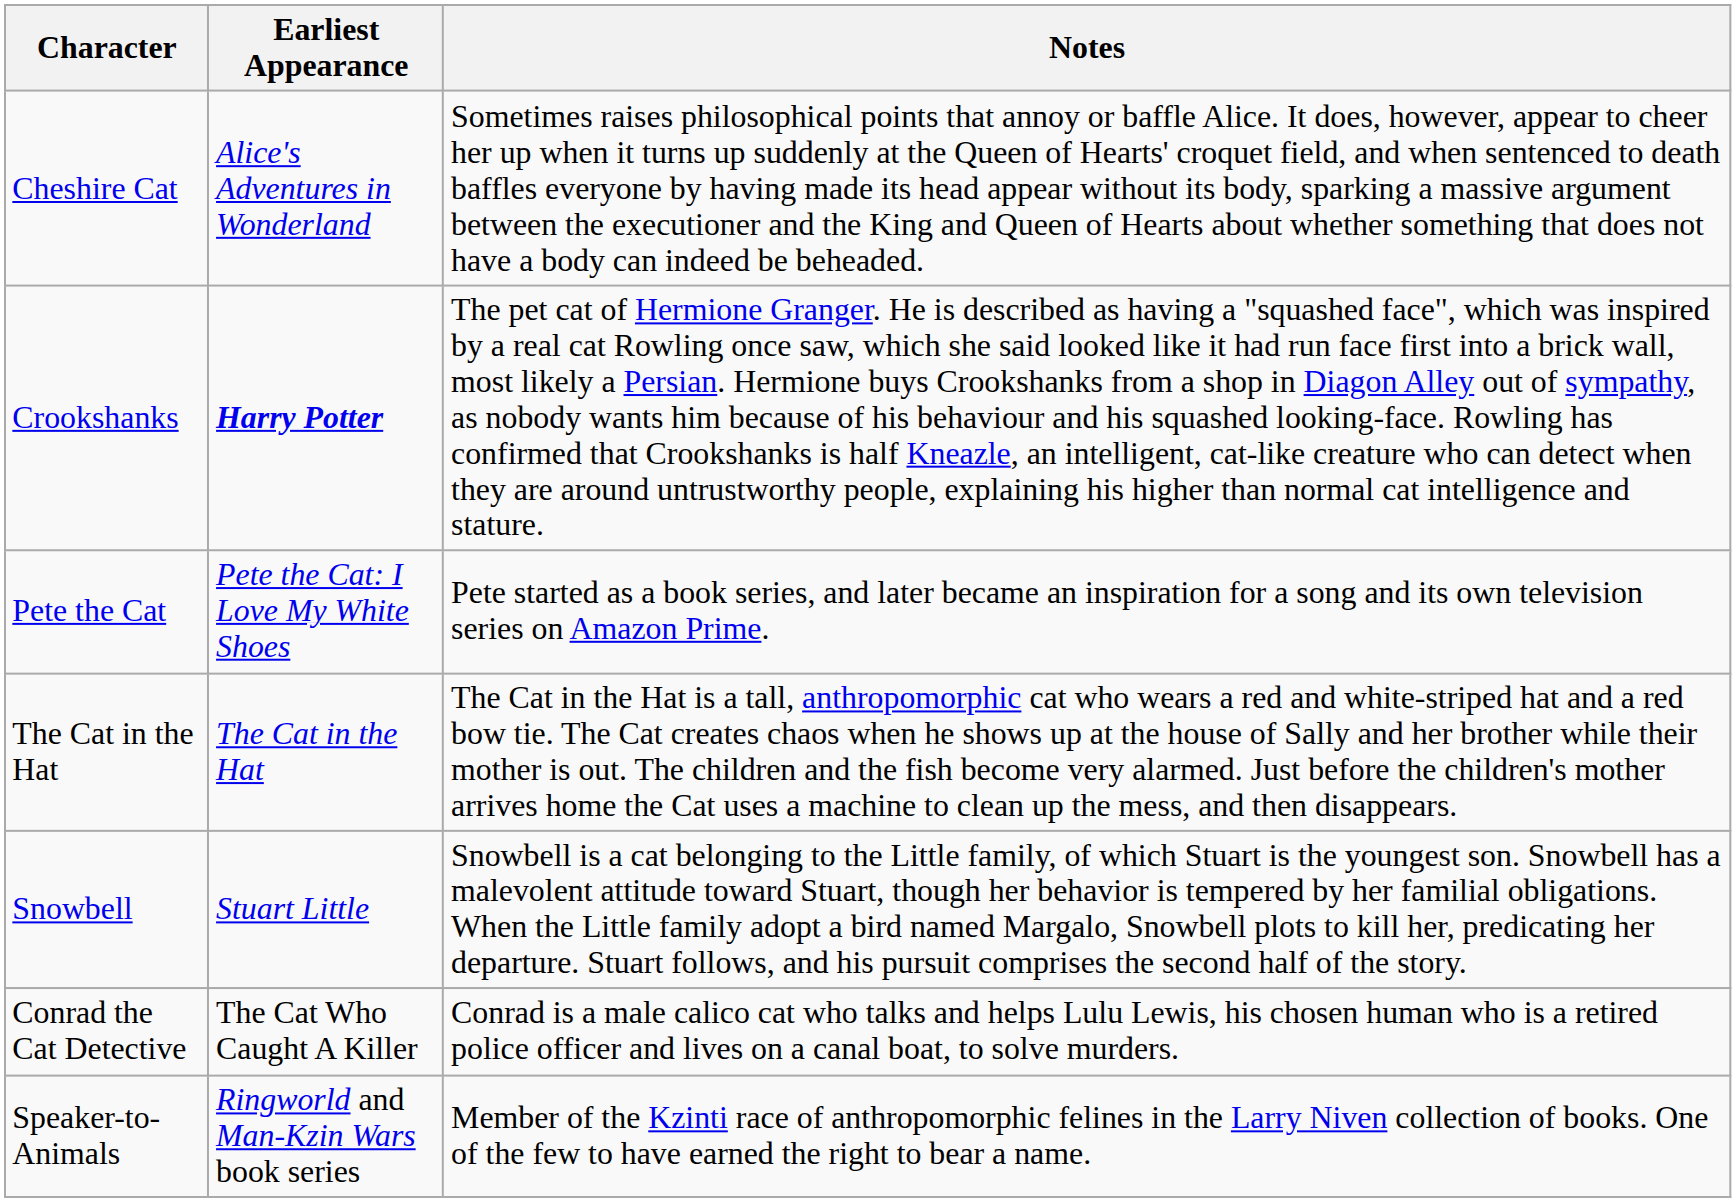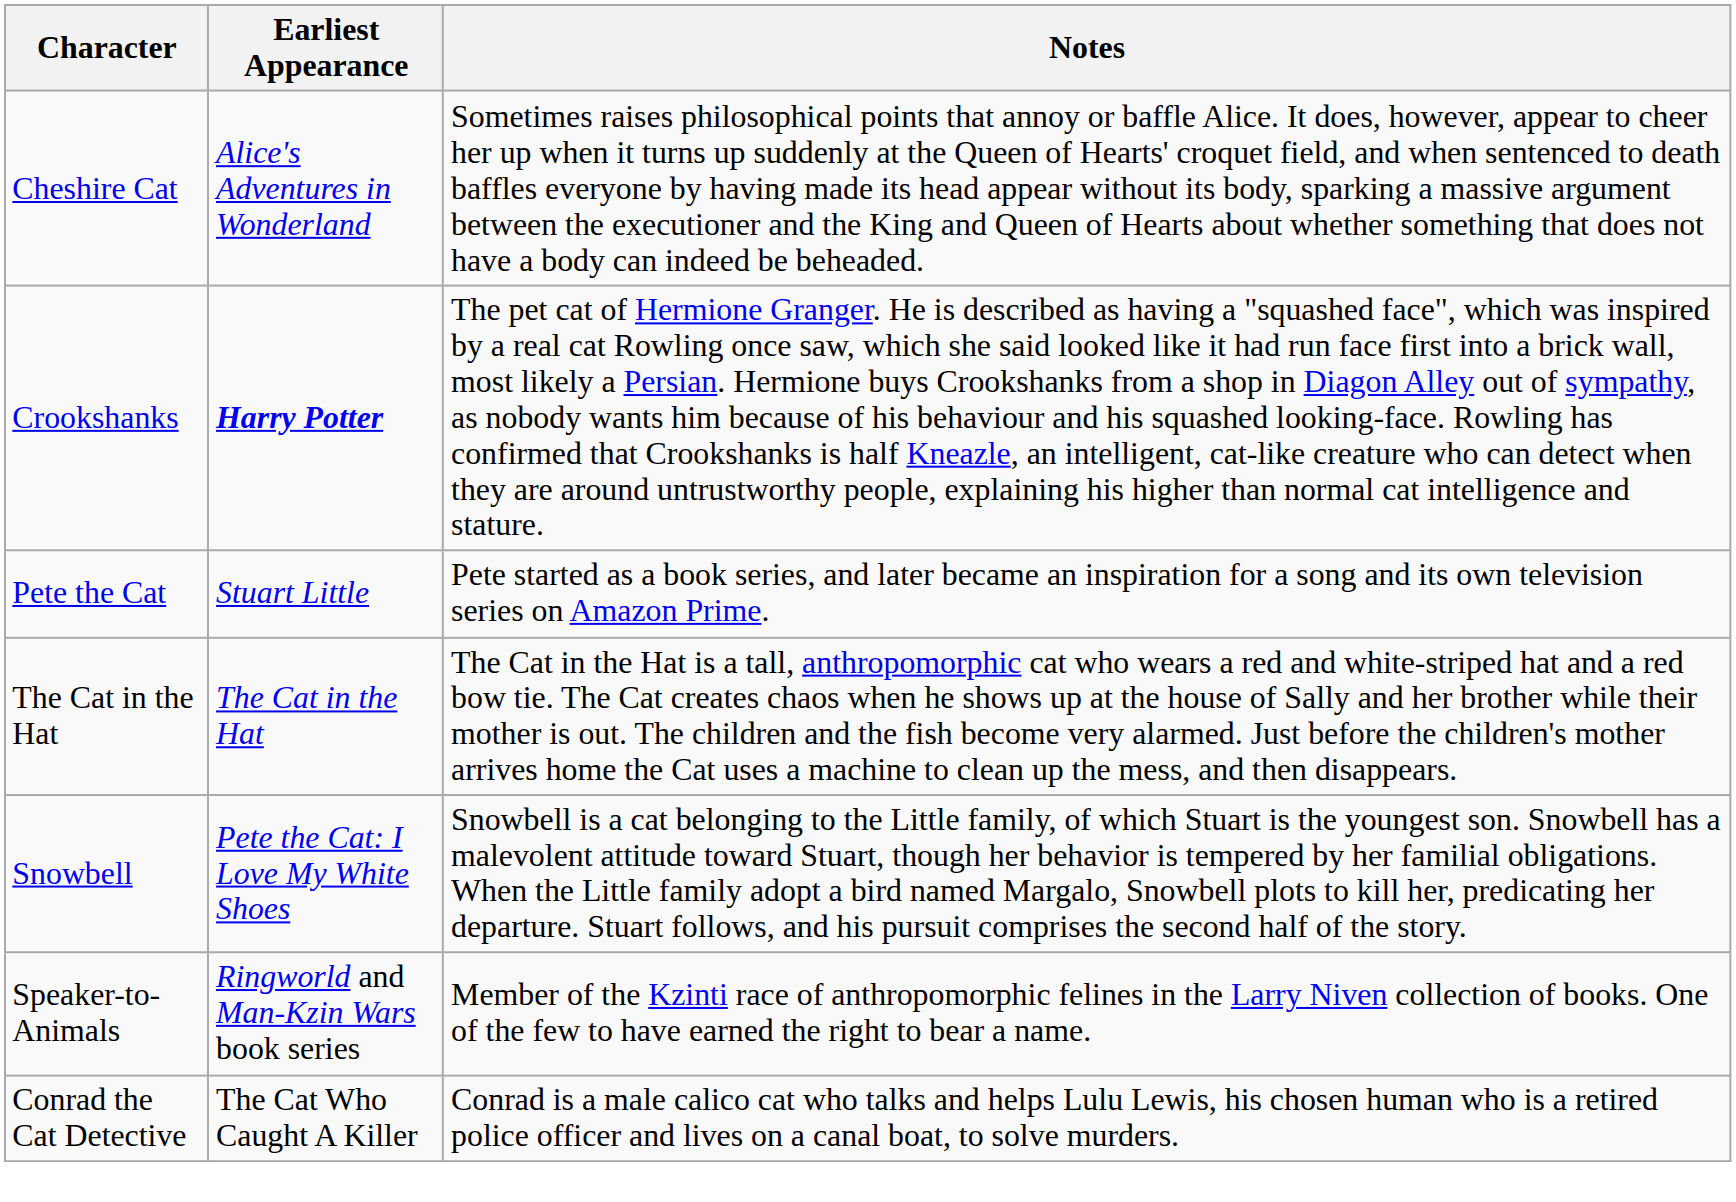(312, 611) Pete the Cat: I Love My White Shoes -> (293, 593) Stuart Little
(293, 909) Stuart Little -> (312, 873) Pete the Cat: I Love My White Shoes
rows swapped: (86, 1135) <-> (99, 1031)
